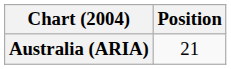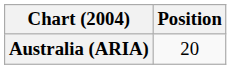(190, 49) 21 -> (190, 49) 20
